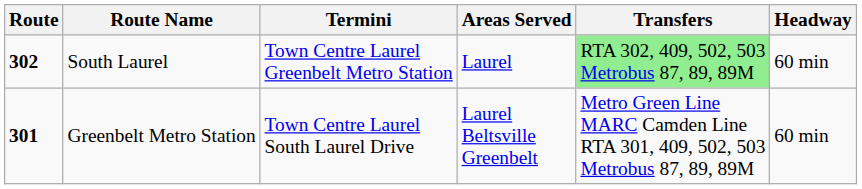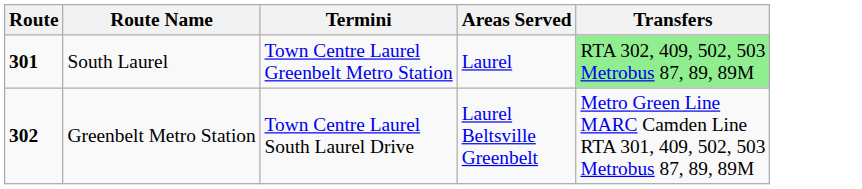- column: (813, 19)
(24, 61) 302 -> (24, 61) 301
(24, 135) 301 -> (24, 135) 302
